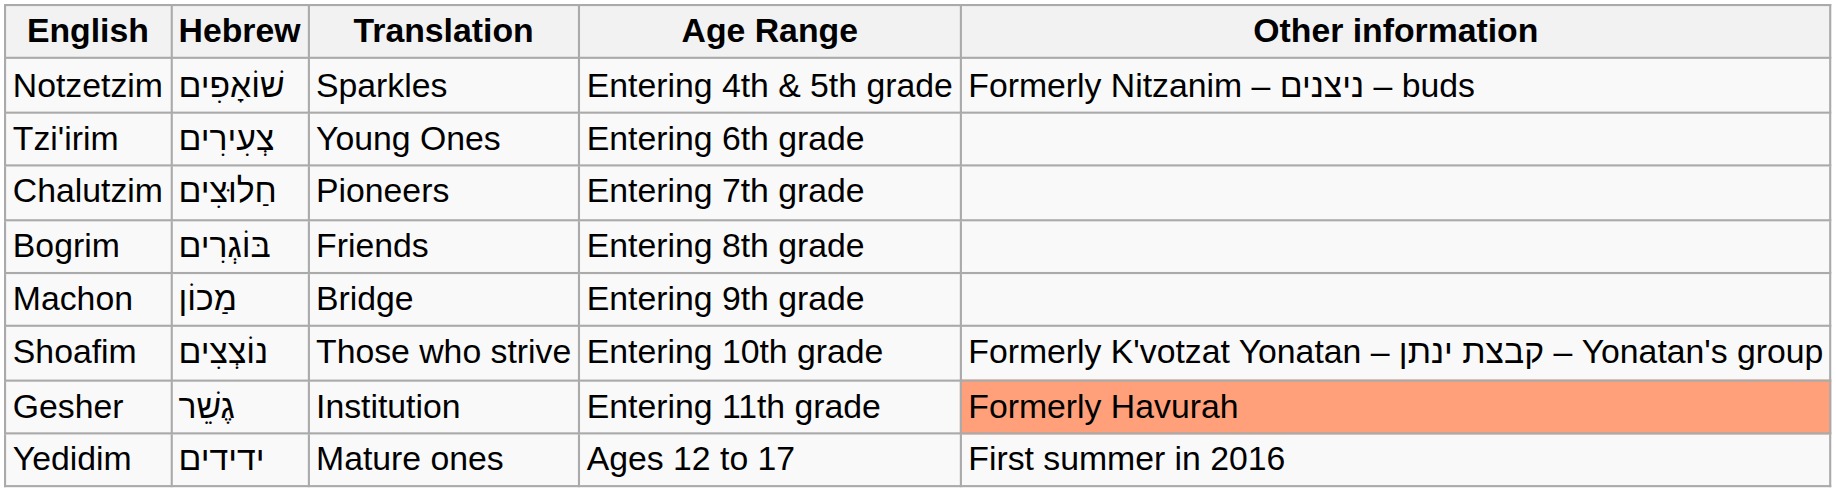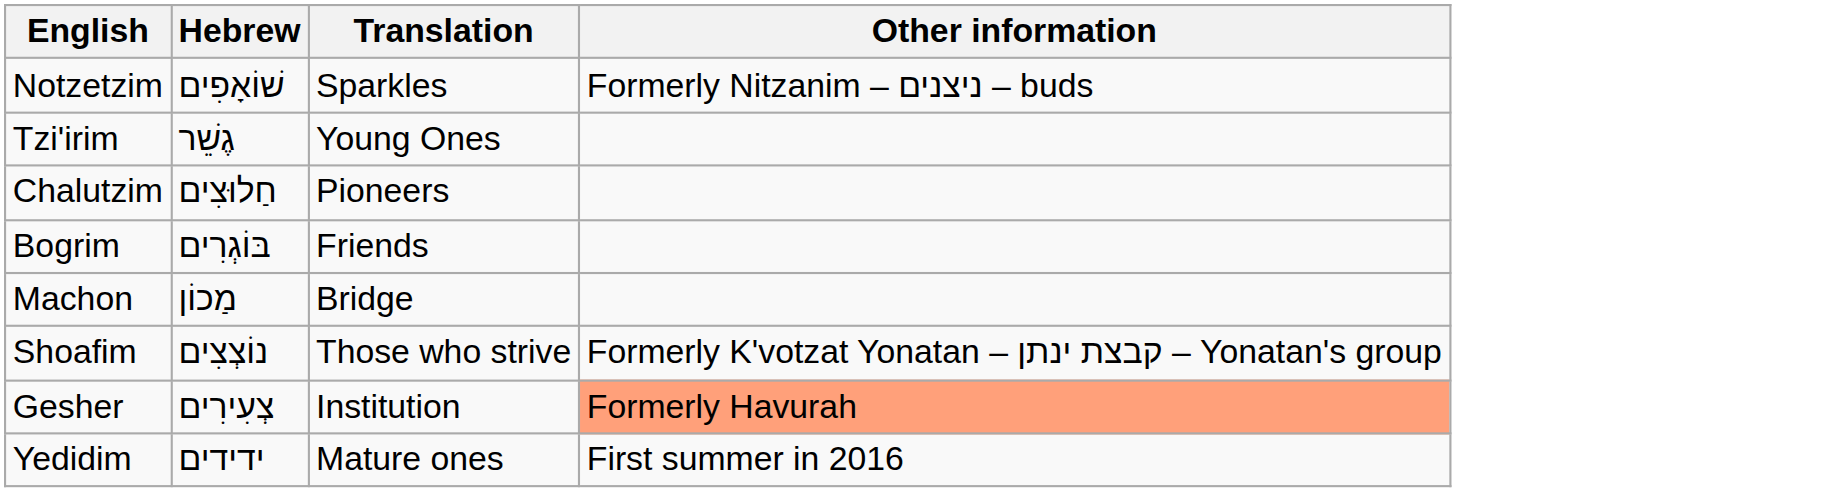- column: (770, 31)
(226, 138) צְעִירִים -> (207, 138) גֶשֵׁר
(207, 406) גֶשֵׁר -> (226, 406) צְעִירִים
